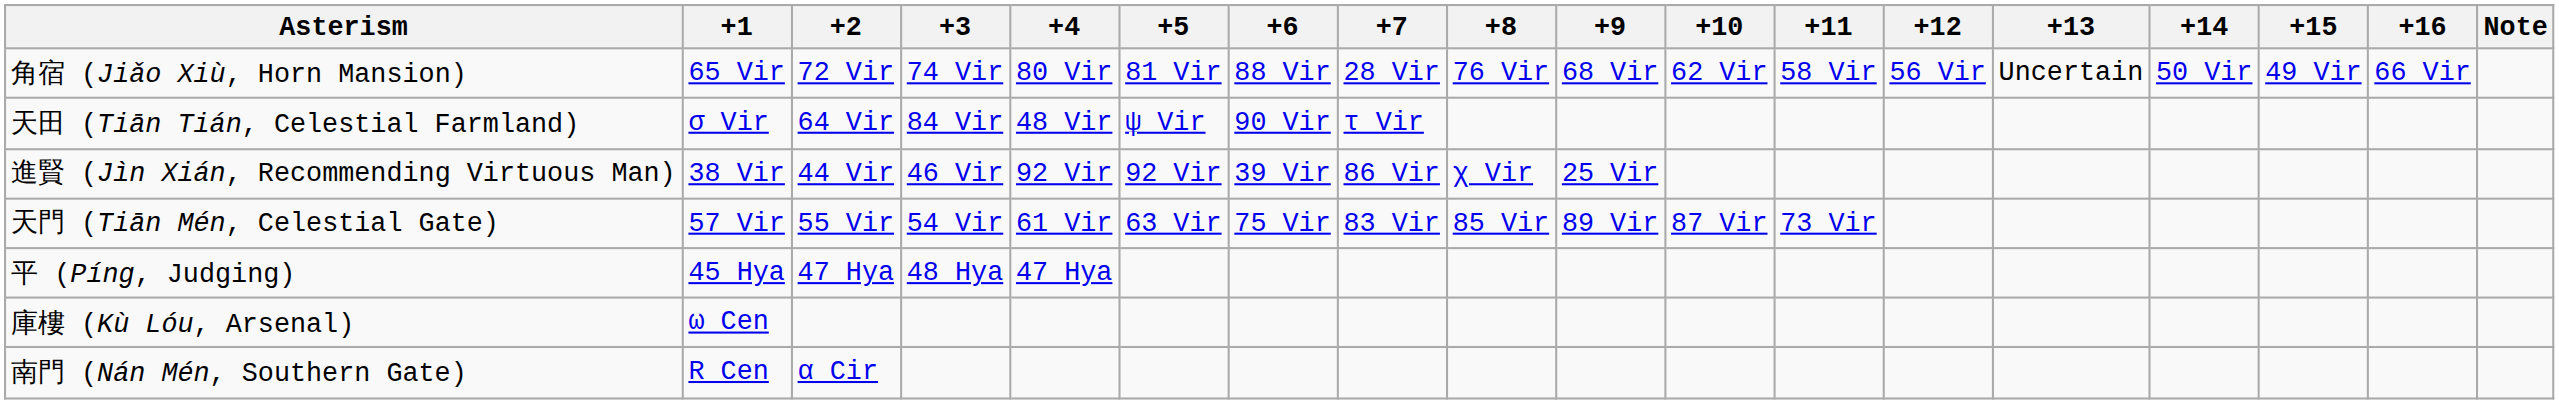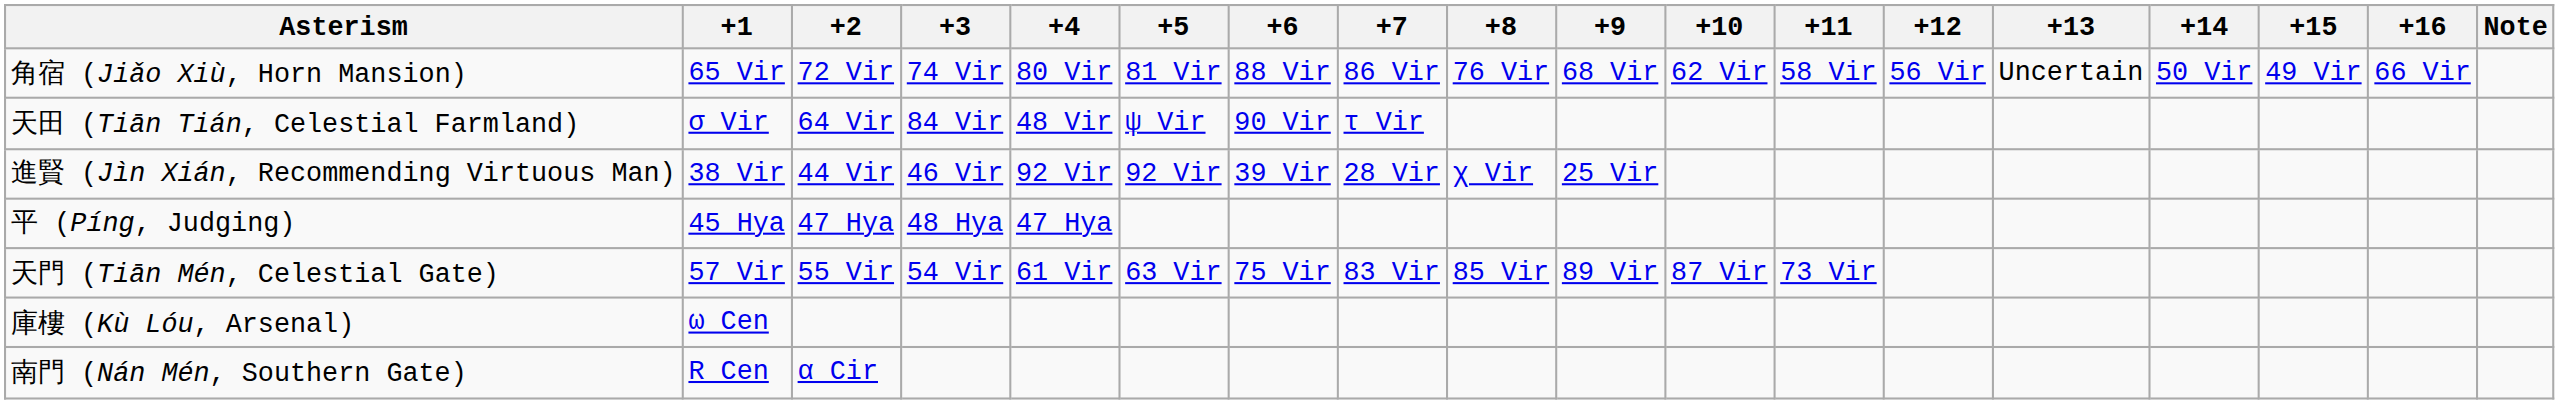(1392, 74) 28 Vir -> (1392, 74) 86 Vir
(1392, 173) 86 Vir -> (1392, 173) 28 Vir
rows swapped: (255, 224) <-> (153, 274)
